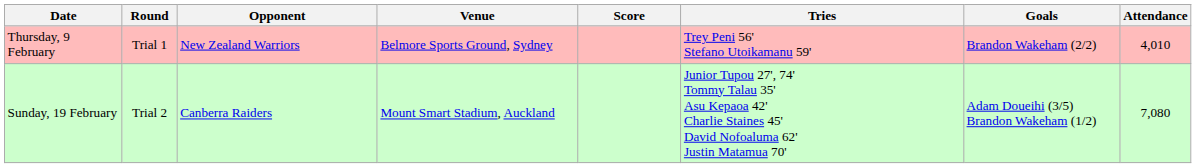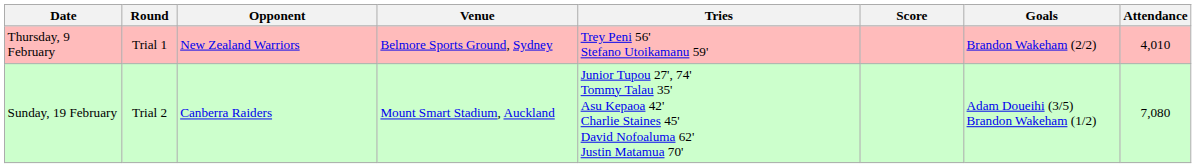columns swapped: (629, 14) <-> (822, 14)
